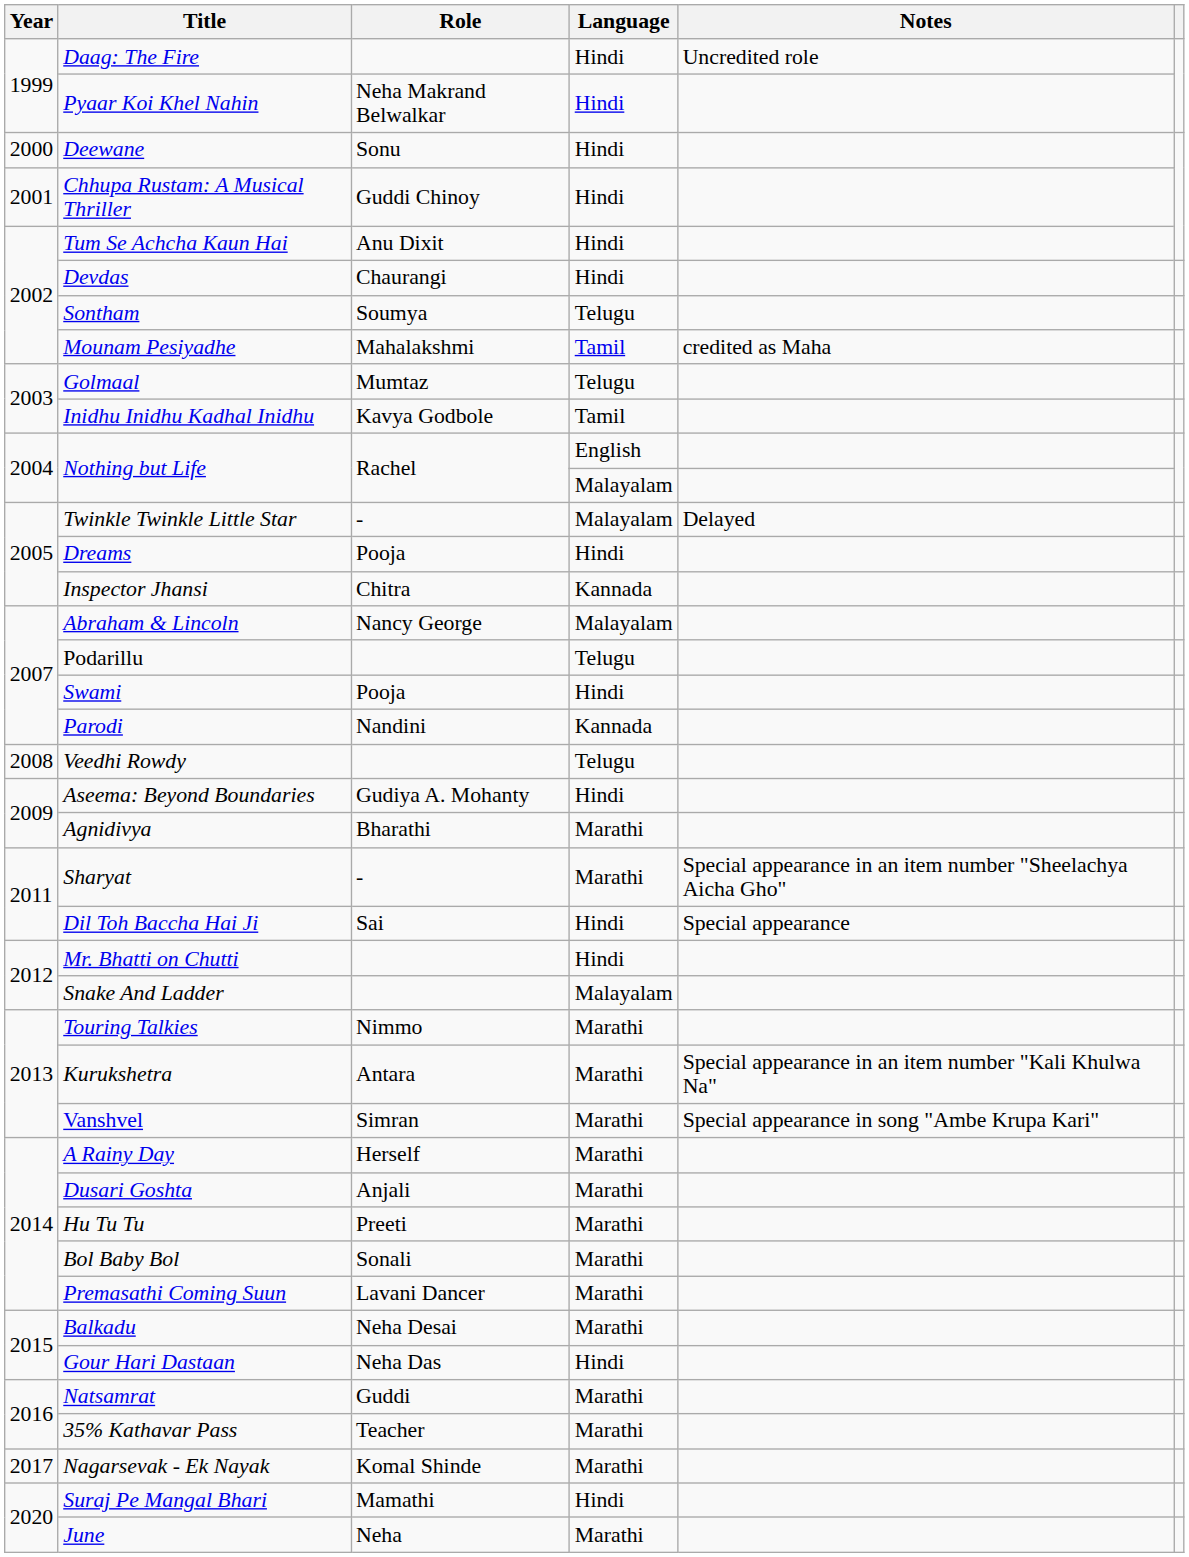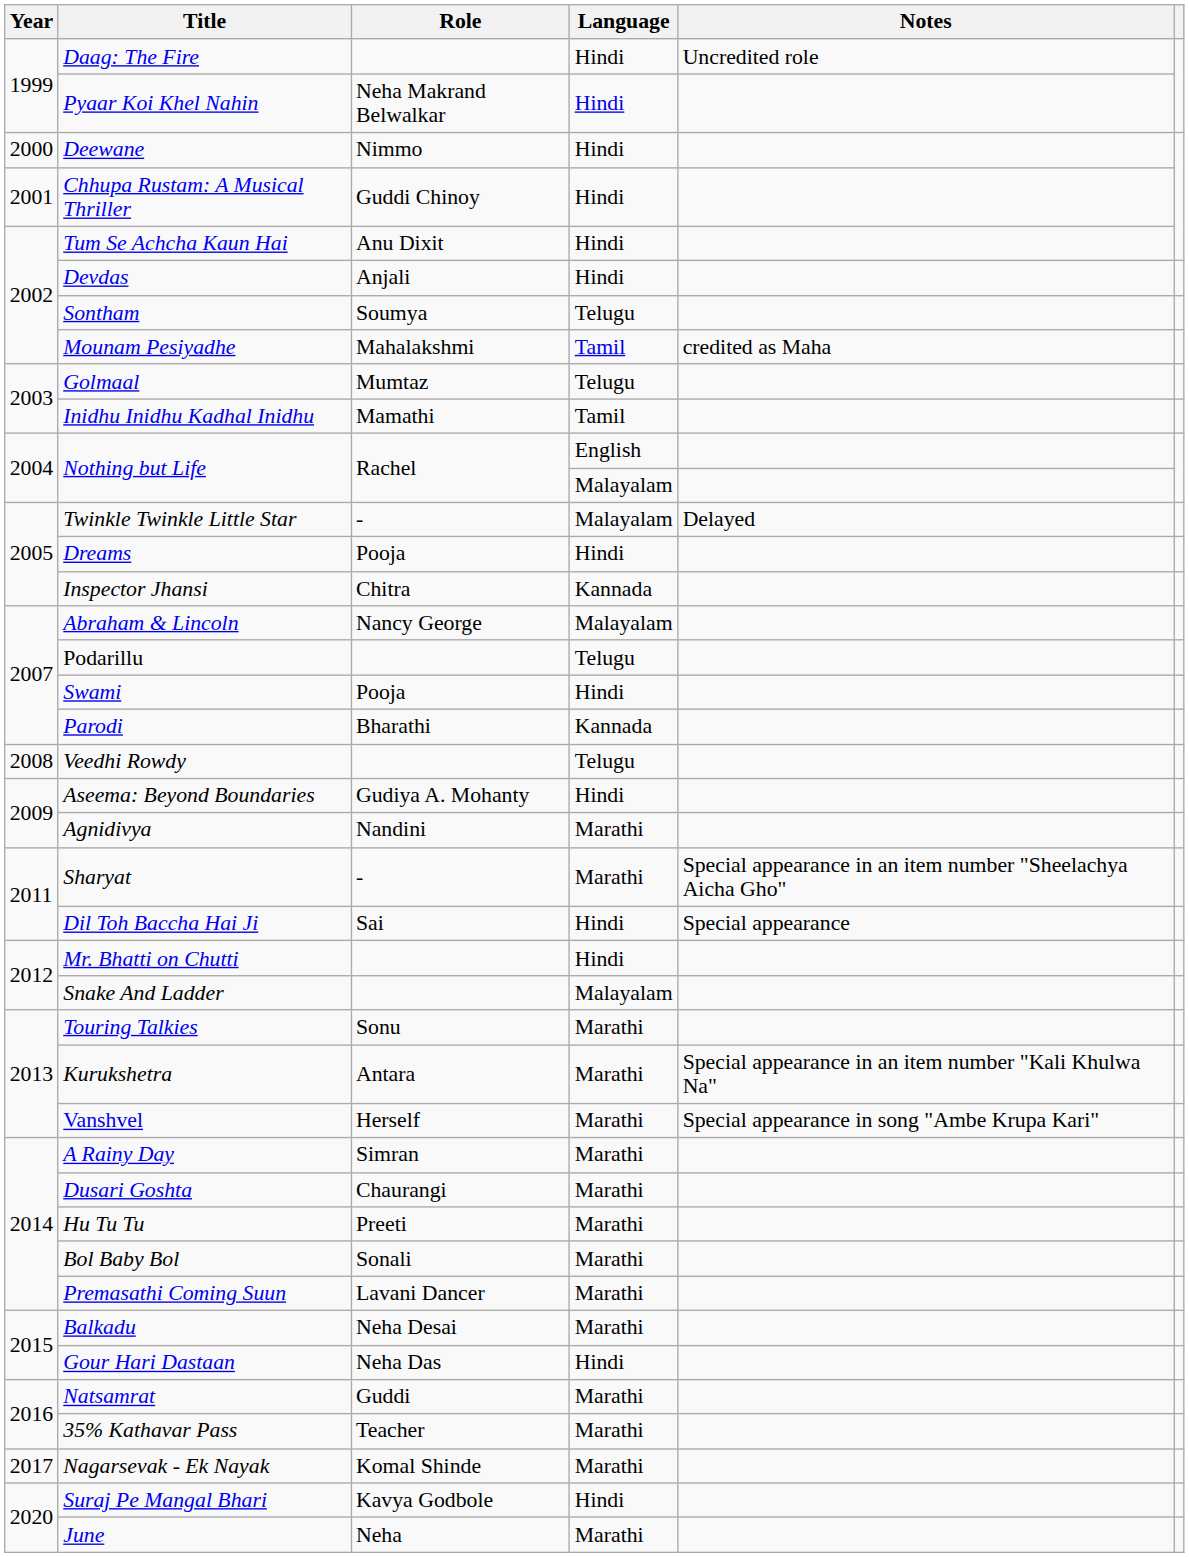(378, 149) Sonu -> (389, 149) Nimmo
(401, 277) Chaurangi -> (383, 277) Anjali
(425, 415) Kavya Godbole -> (395, 415) Mamathi
(391, 726) Nandini -> (393, 726) Bharathi
(393, 829) Bharathi -> (391, 829) Nandini
(389, 1026) Nimmo -> (378, 1026) Sonu
(387, 1120) Simran -> (388, 1120) Herself
(388, 1154) Herself -> (387, 1154) Simran
(383, 1189) Anjali -> (401, 1189) Chaurangi
(395, 1500) Mamathi -> (425, 1500) Kavya Godbole
